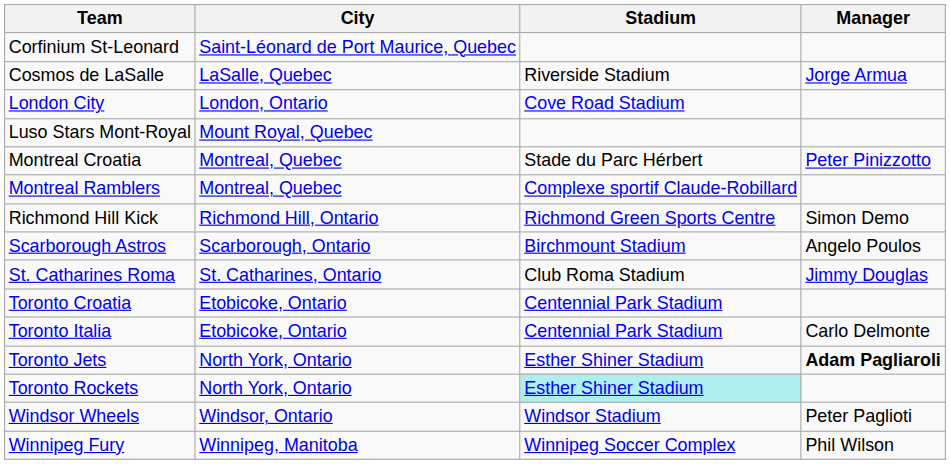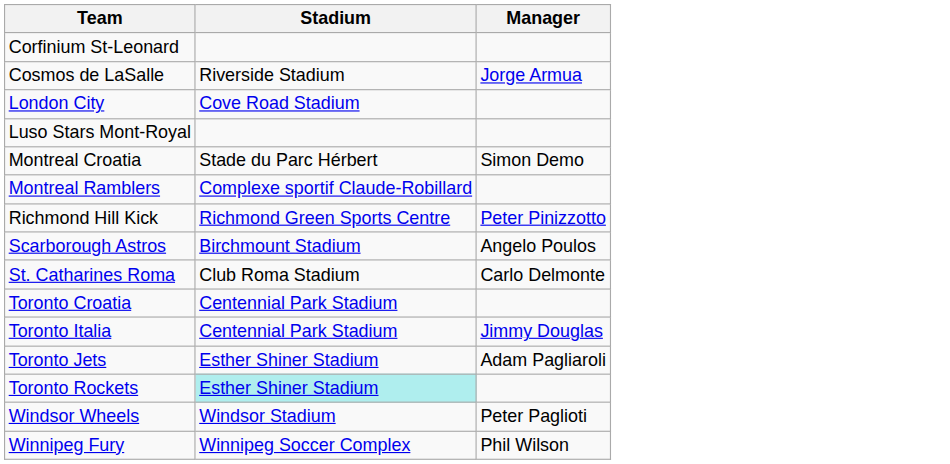- column: (358, 18)
(868, 160) Peter Pinizzotto -> (532, 160) Simon Demo
(857, 217) Simon Demo -> (543, 217) Peter Pinizzotto
(867, 274) Jimmy Douglas -> (543, 274) Carlo Delmonte
(868, 331) Carlo Delmonte -> (542, 331) Jimmy Douglas
(873, 359) bold -> (543, 359) normal
